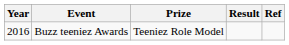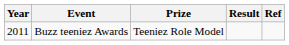(18, 31) 2016 -> (18, 31) 2011
